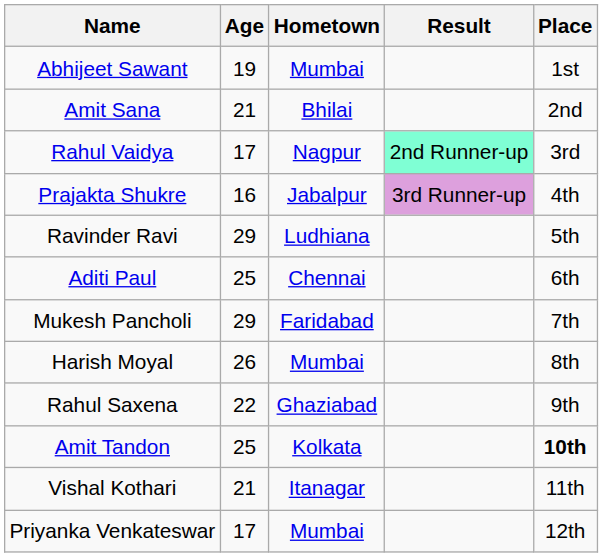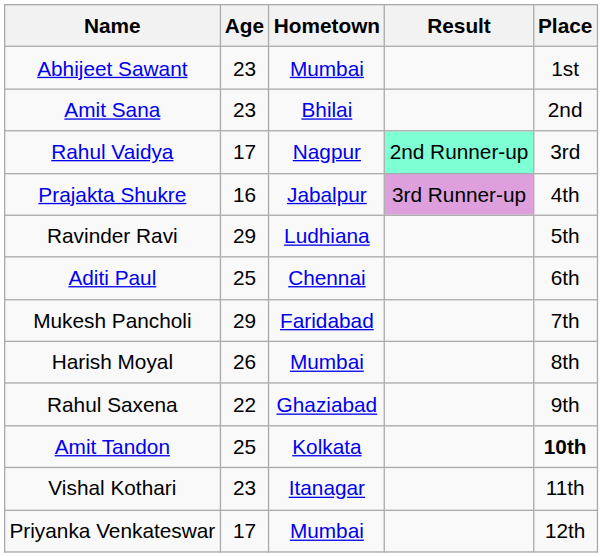(244, 68) 19 -> (244, 68) 23
(244, 110) 21 -> (244, 110) 23
(244, 489) 21 -> (244, 489) 23
